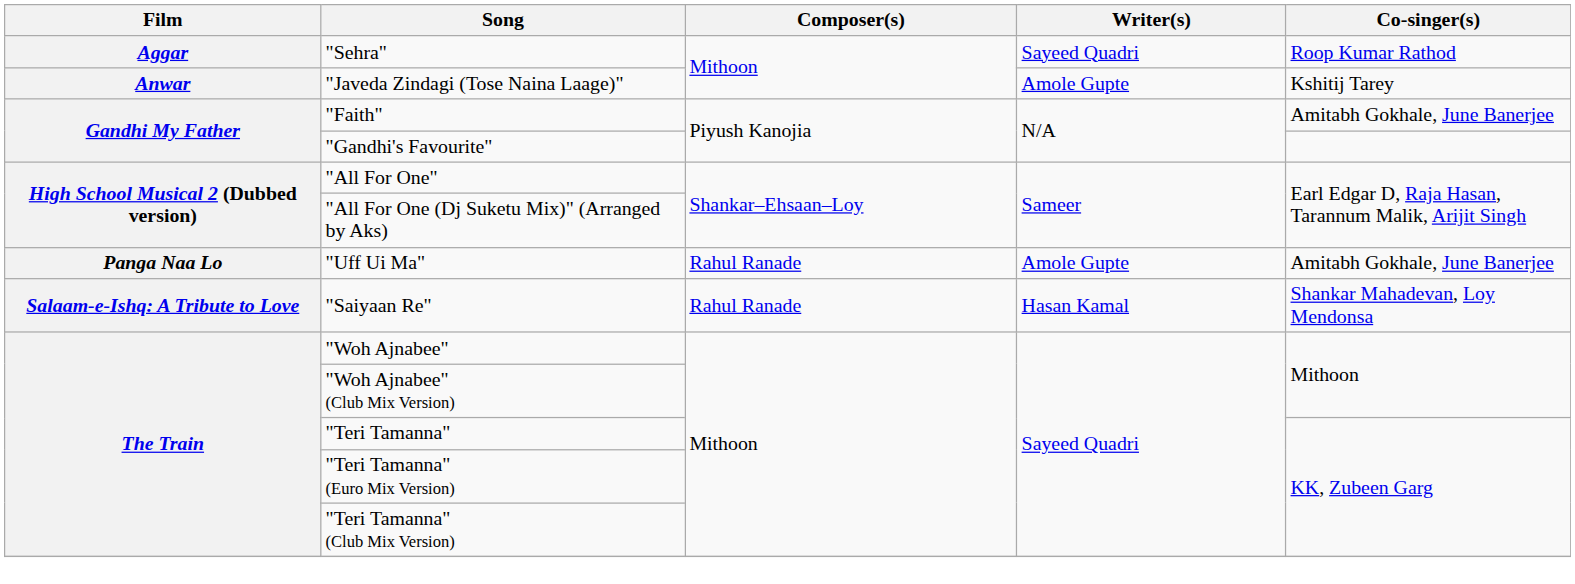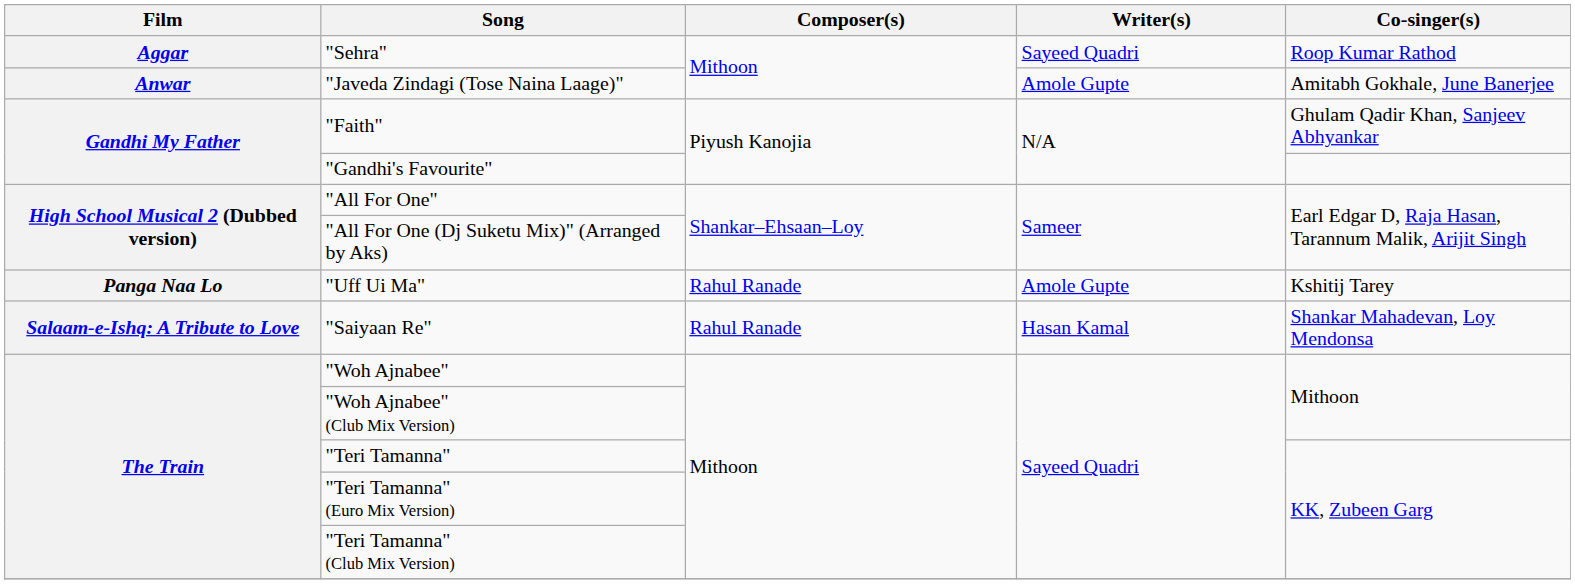(1342, 83) Kshitij Tarey -> (1422, 83) Amitabh Gokhale, June Banerjee
(1422, 114) Amitabh Gokhale, June Banerjee -> (1408, 125) Ghulam Qadir Khan, Sanjeev Abhyankar
(1422, 262) Amitabh Gokhale, June Banerjee -> (1342, 285) Kshitij Tarey
